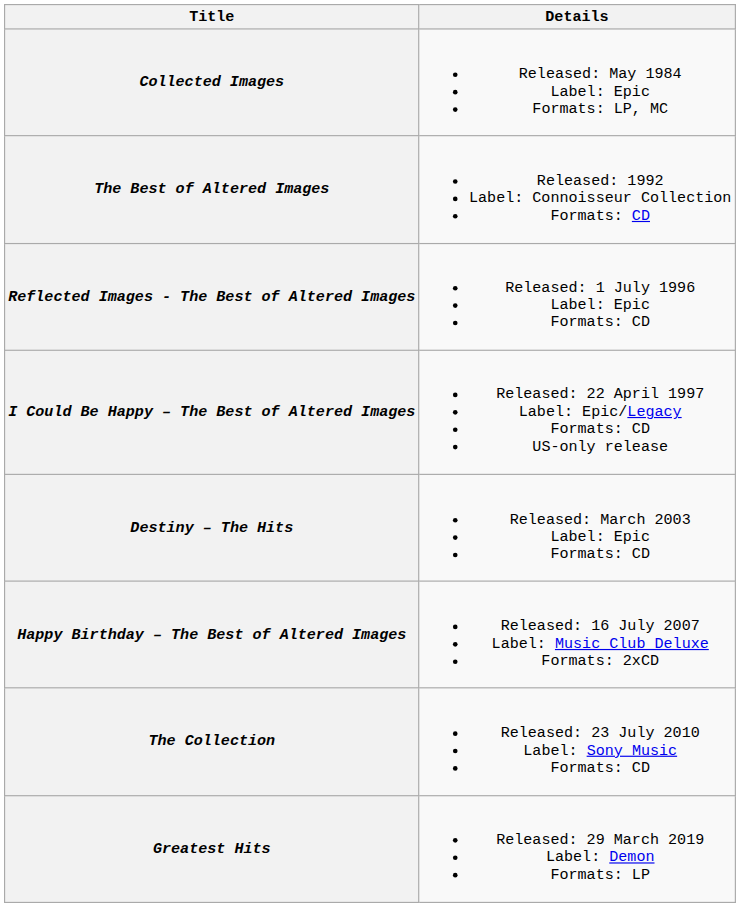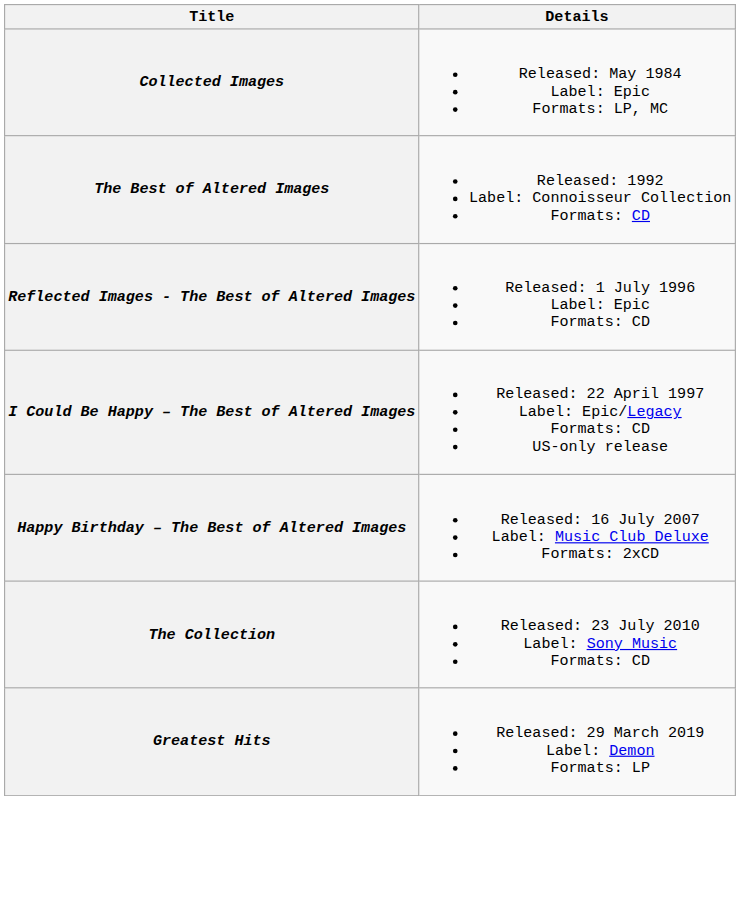- row: (212, 528)
